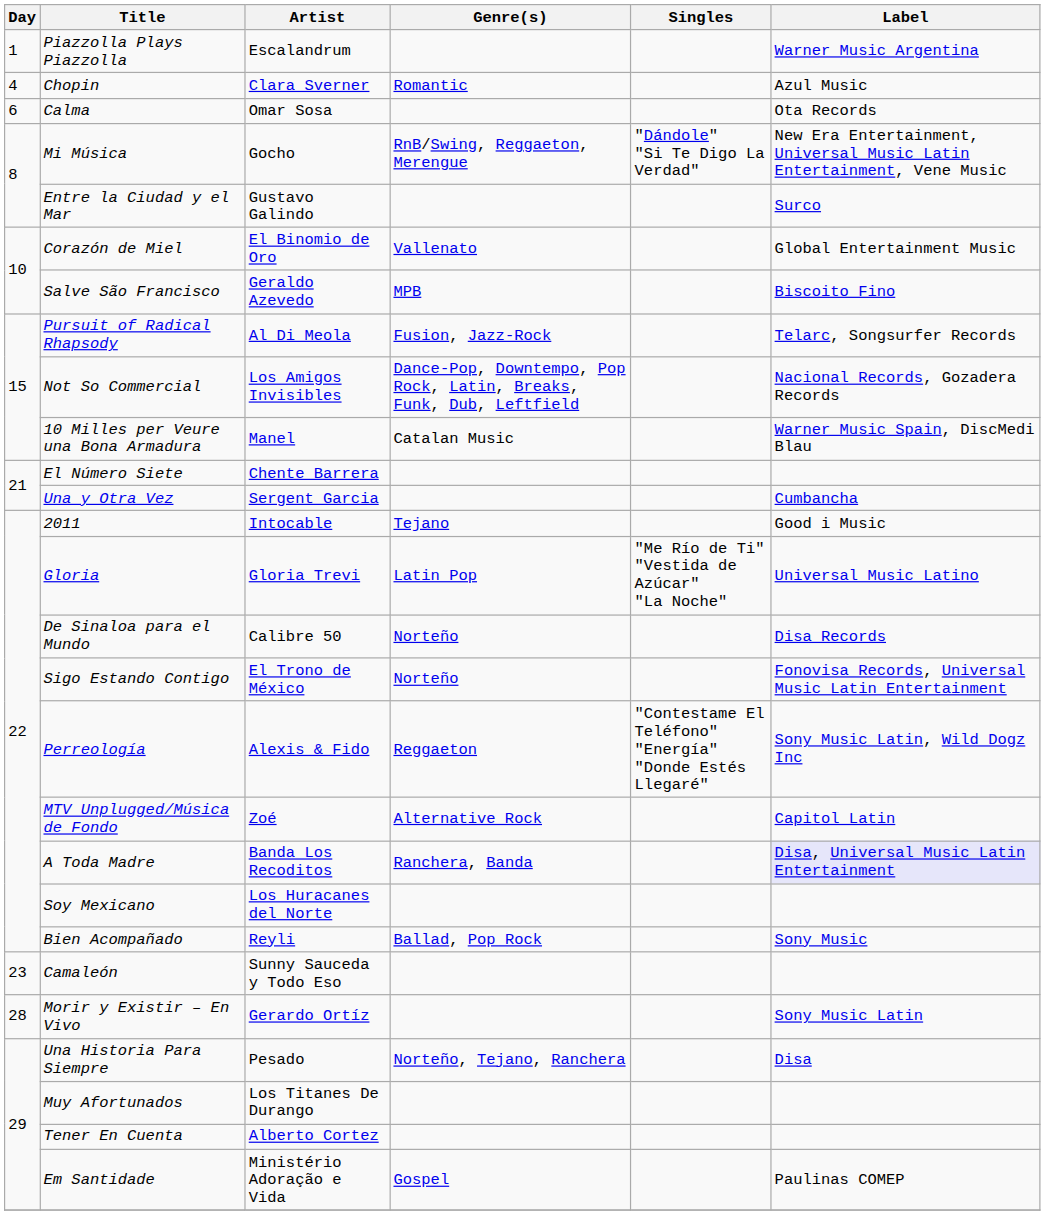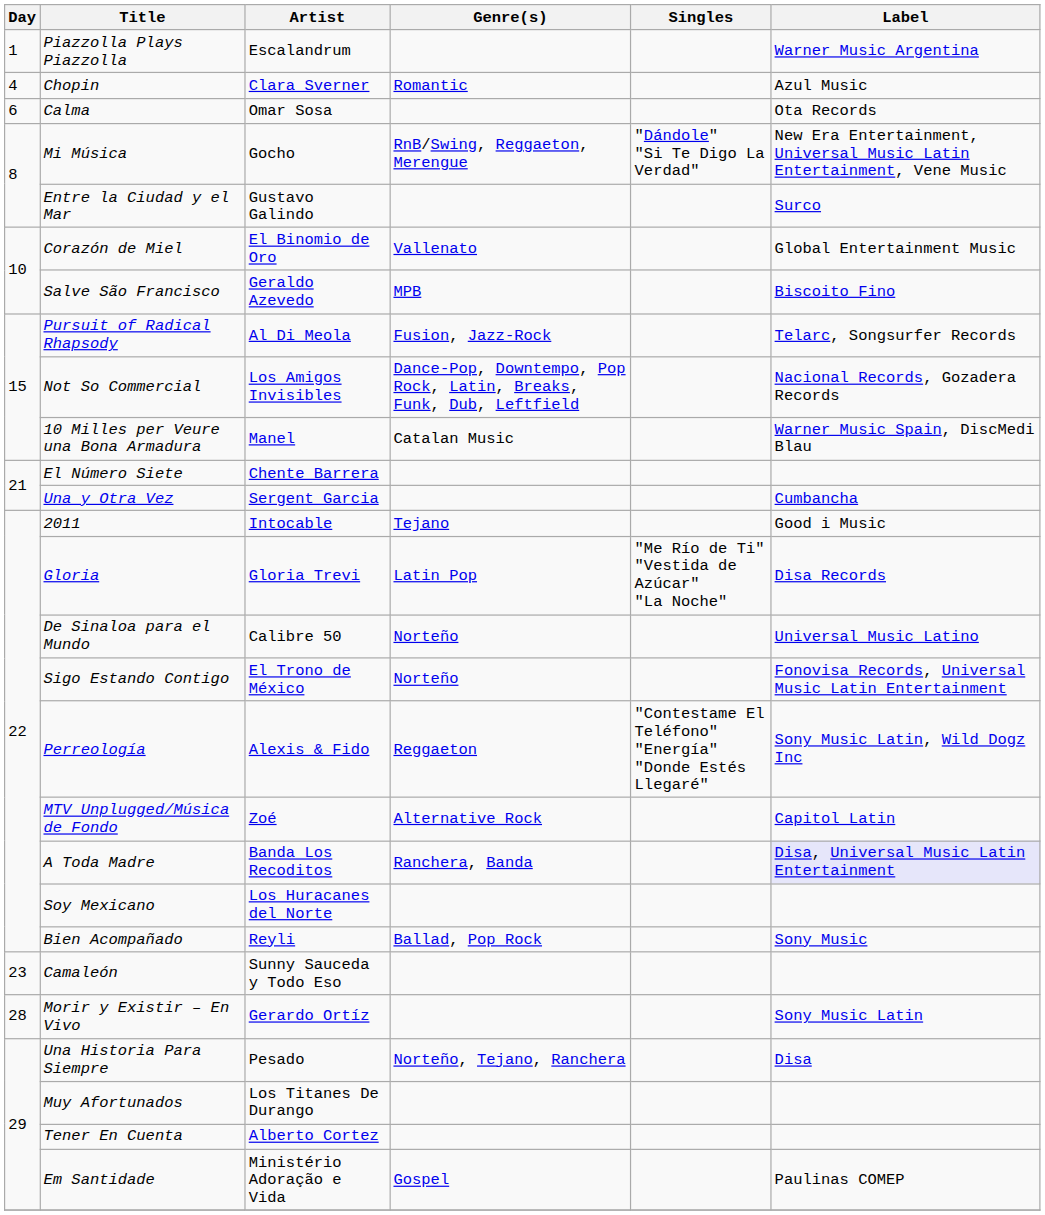(877, 575) Universal Music Latino -> (830, 575) Disa Records
(830, 636) Disa Records -> (877, 636) Universal Music Latino
